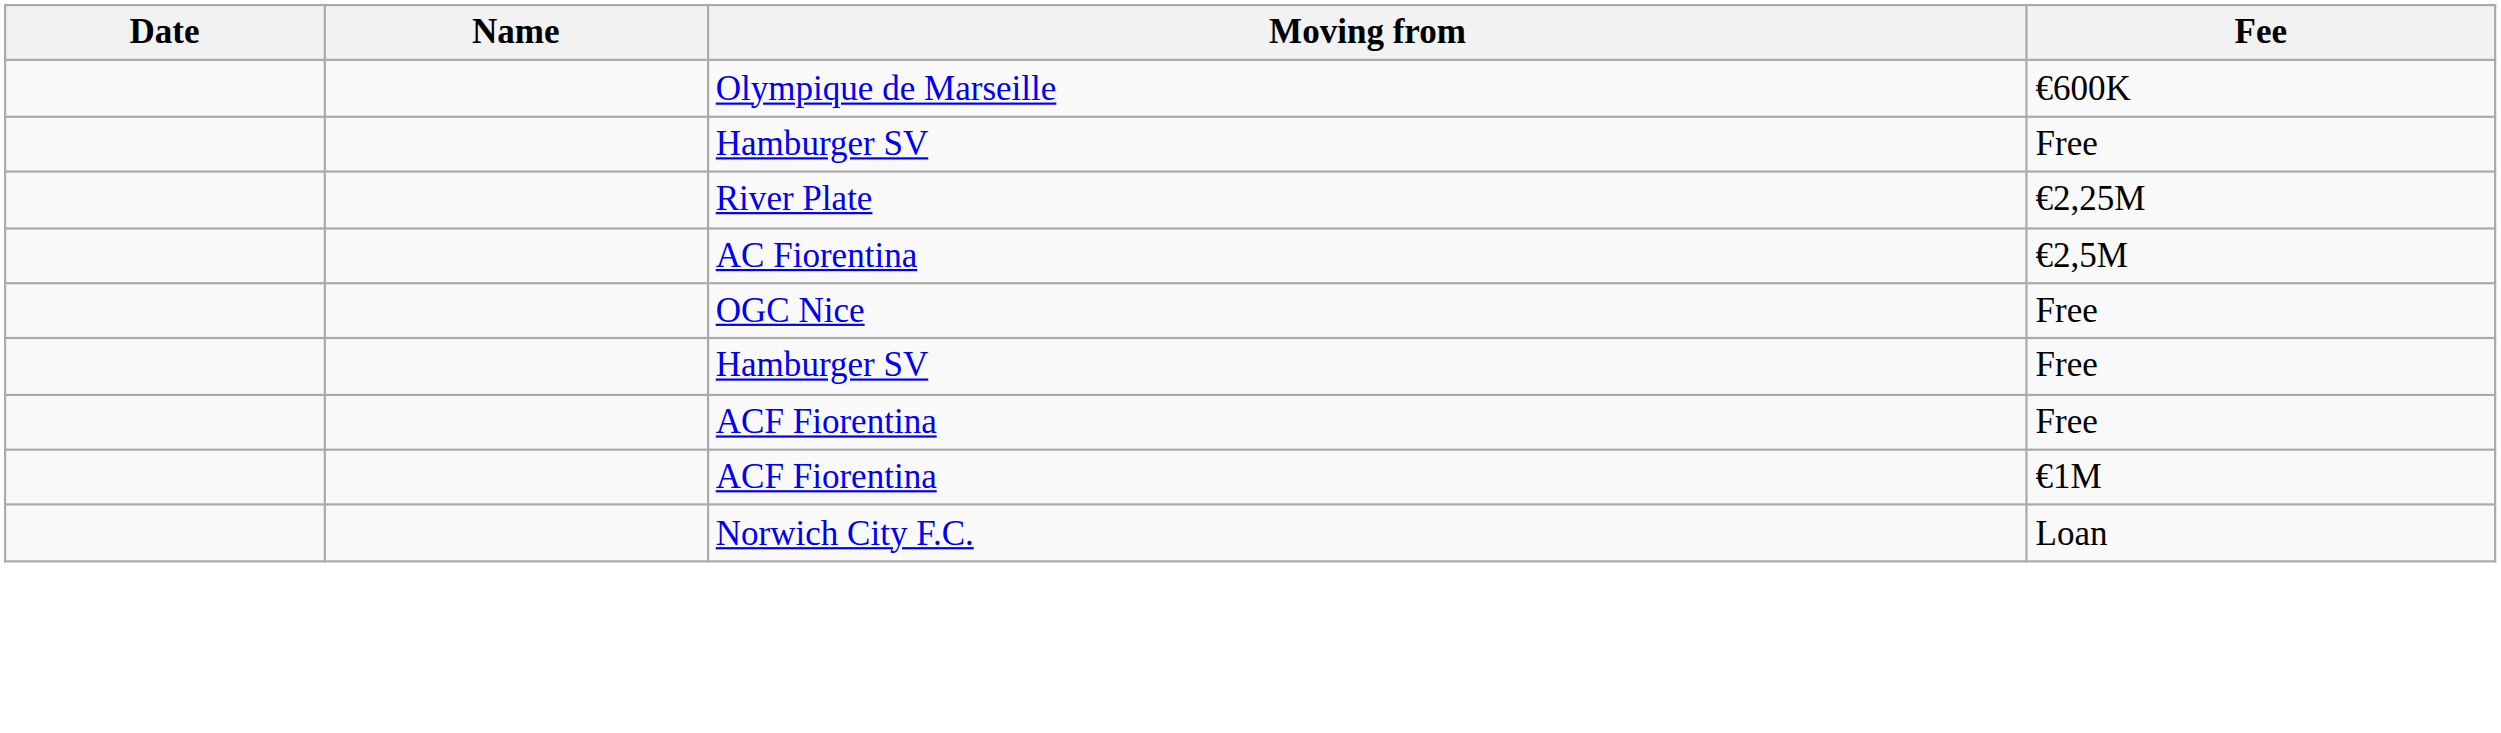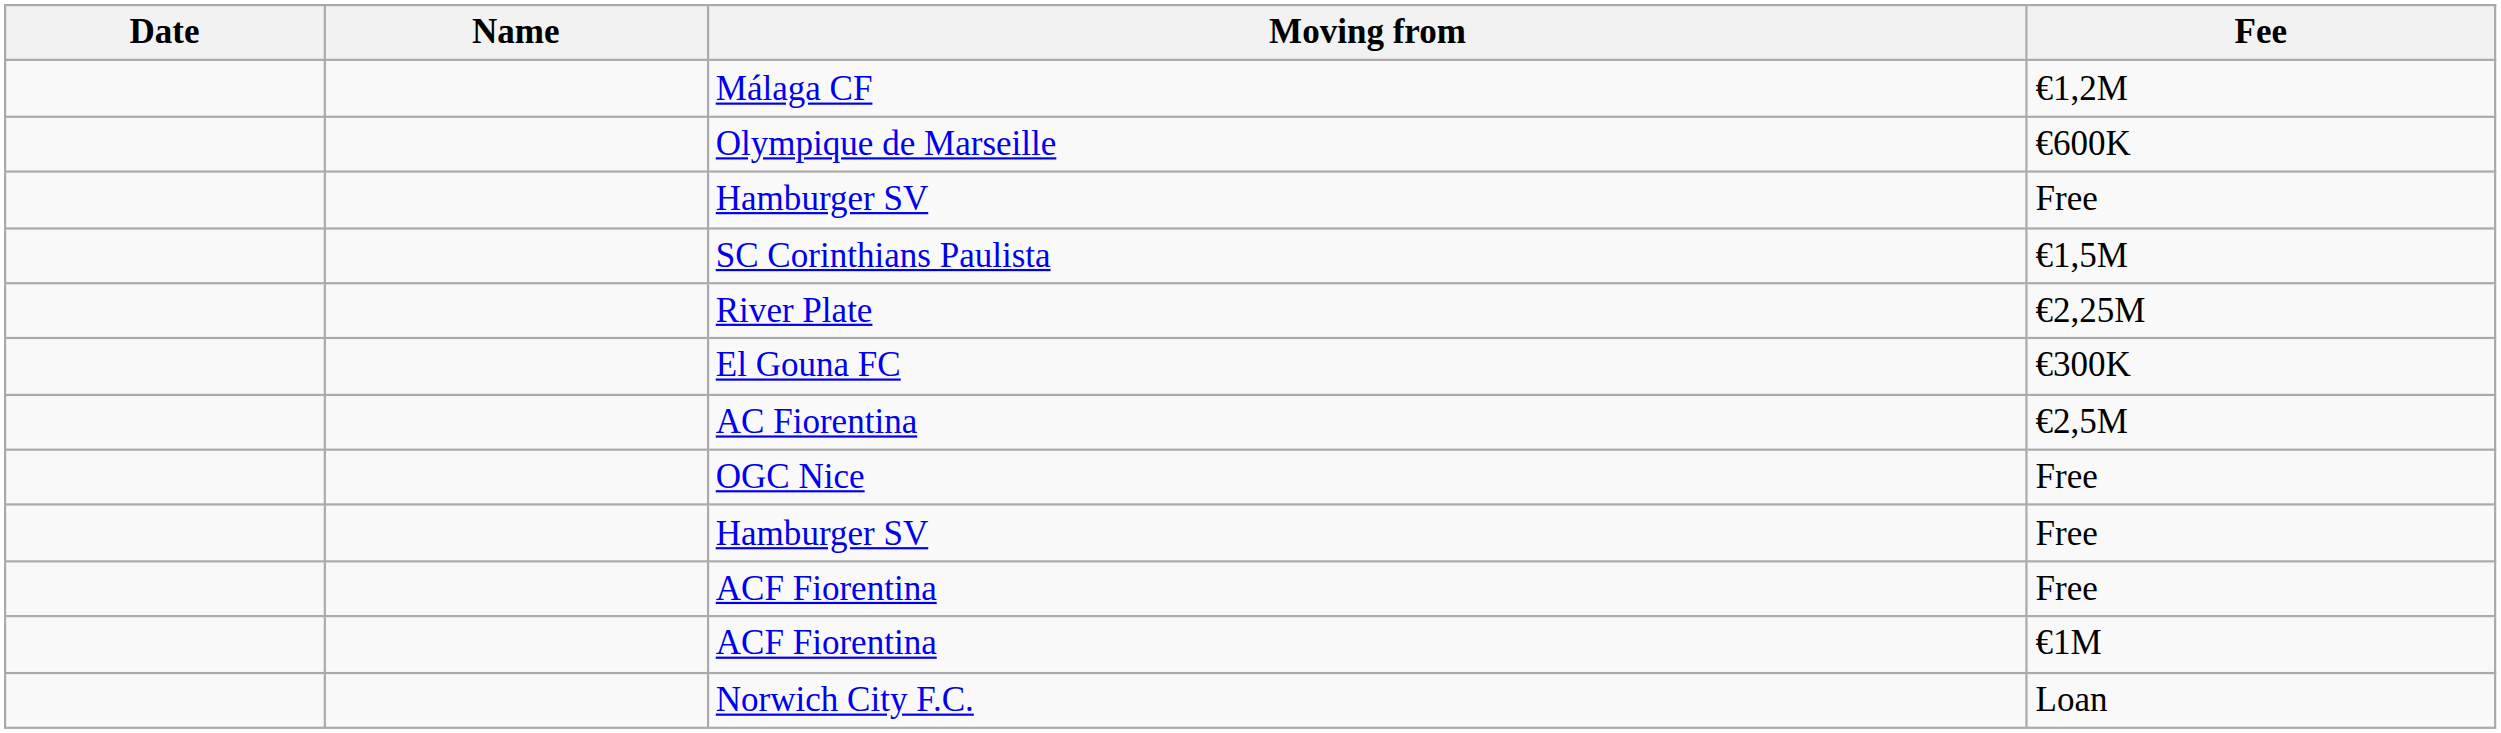+ row: (794, 87)
+ row: (883, 254)
+ row: (808, 365)
